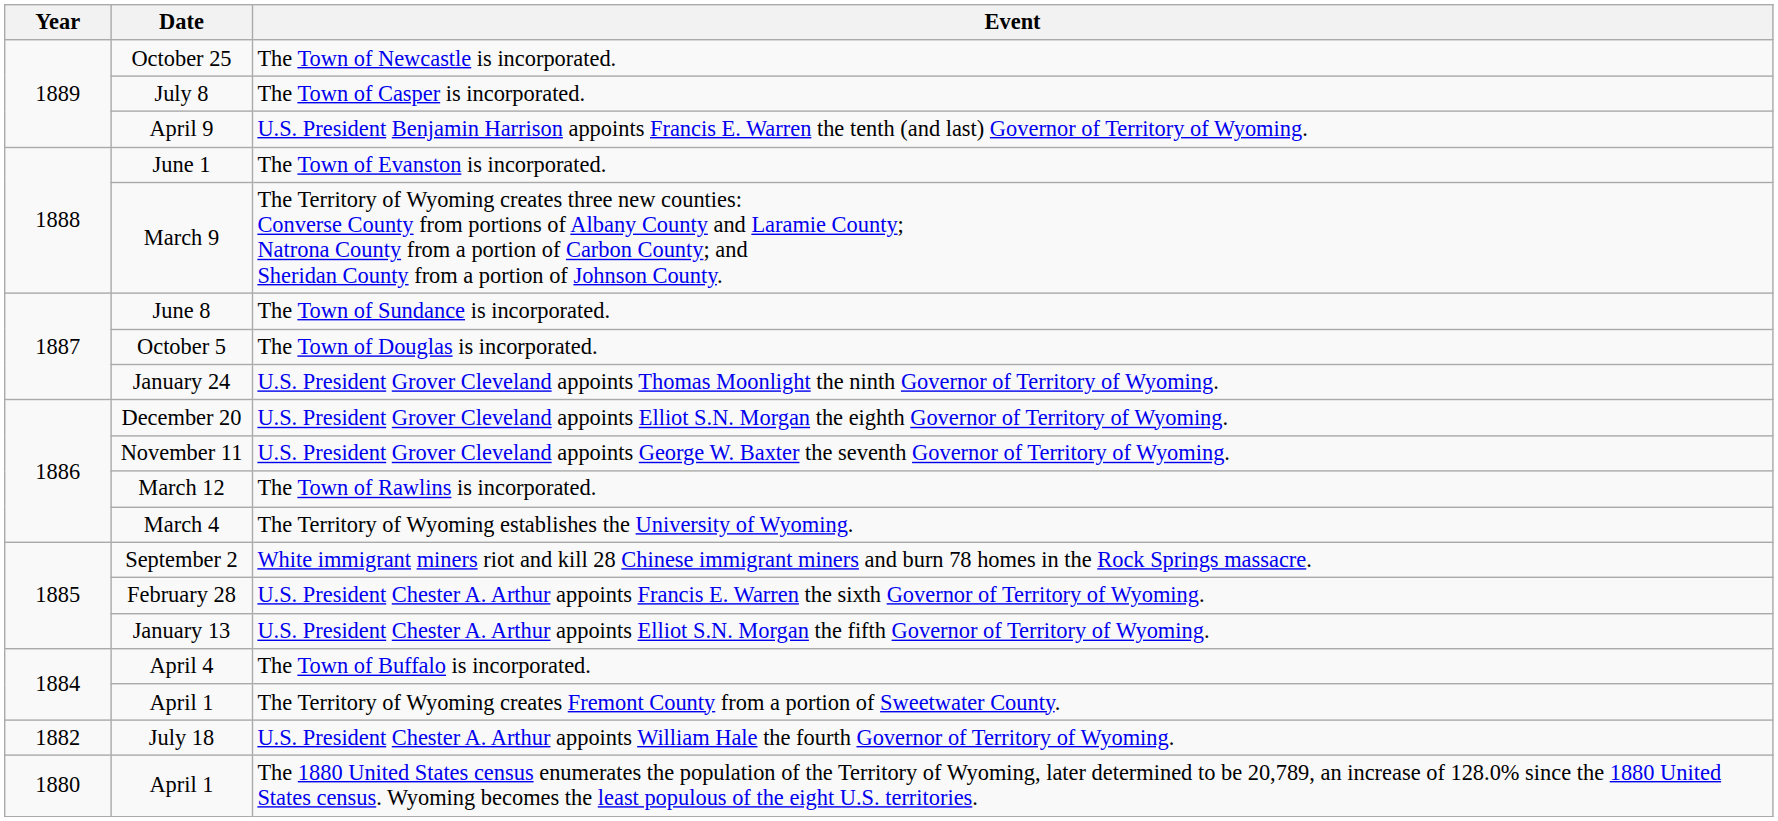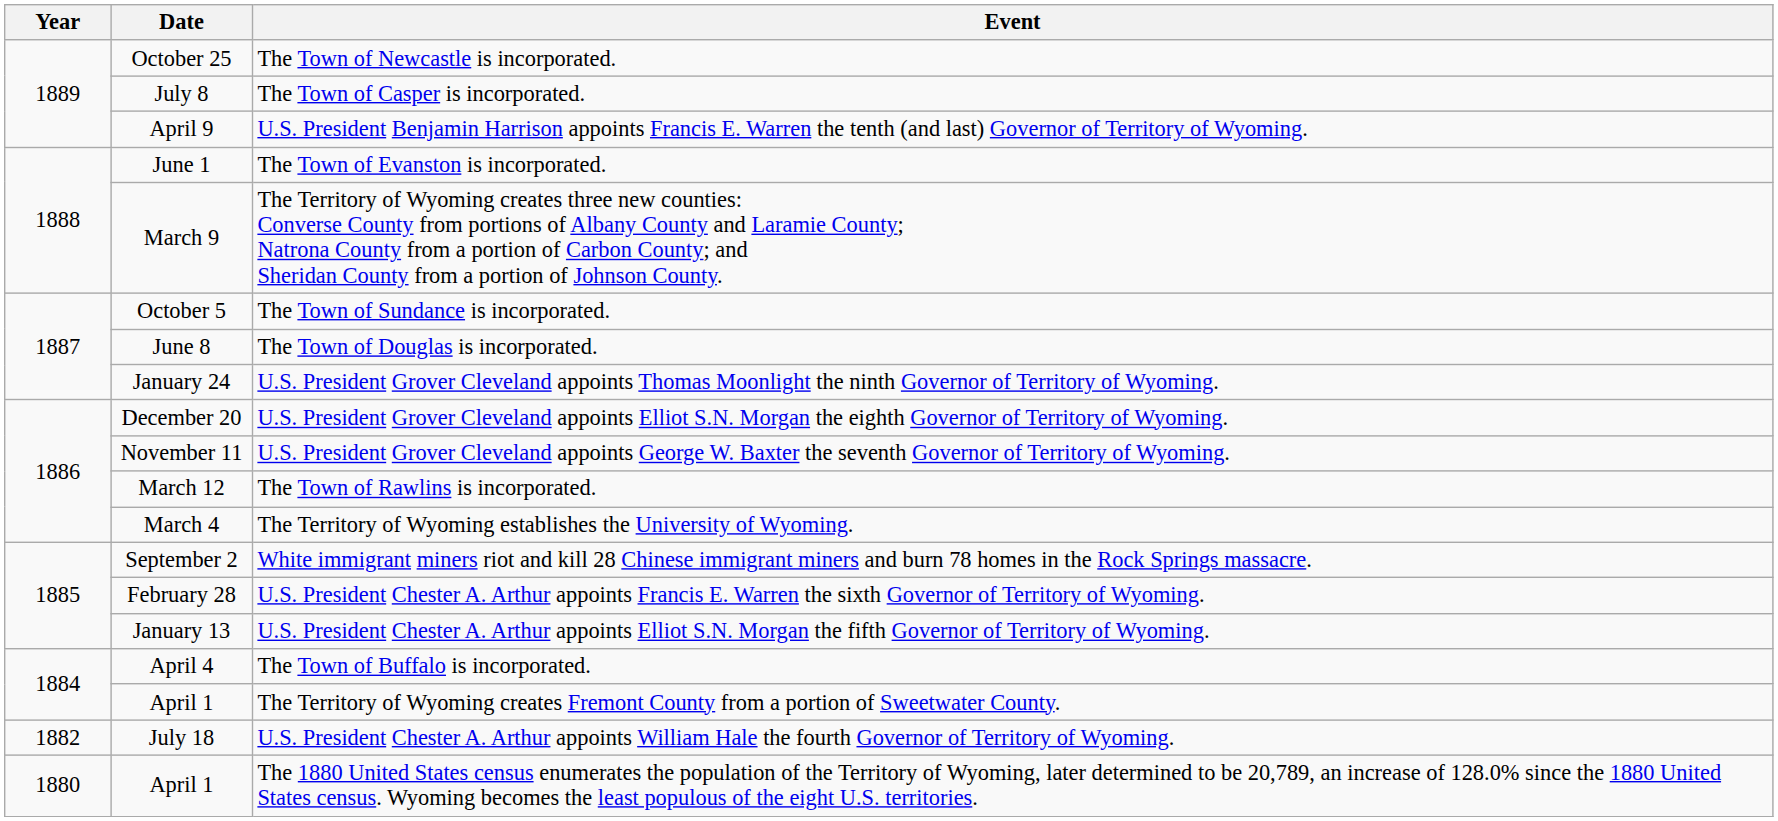(181, 311) June 8 -> (181, 311) October 5
(181, 346) October 5 -> (181, 346) June 8
